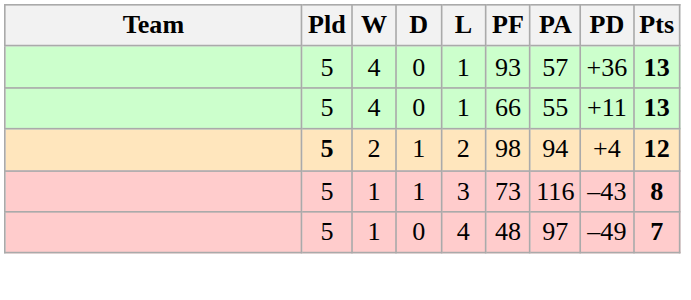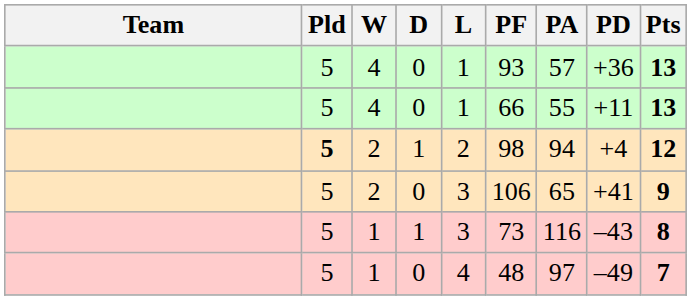+ row: (374, 190)
